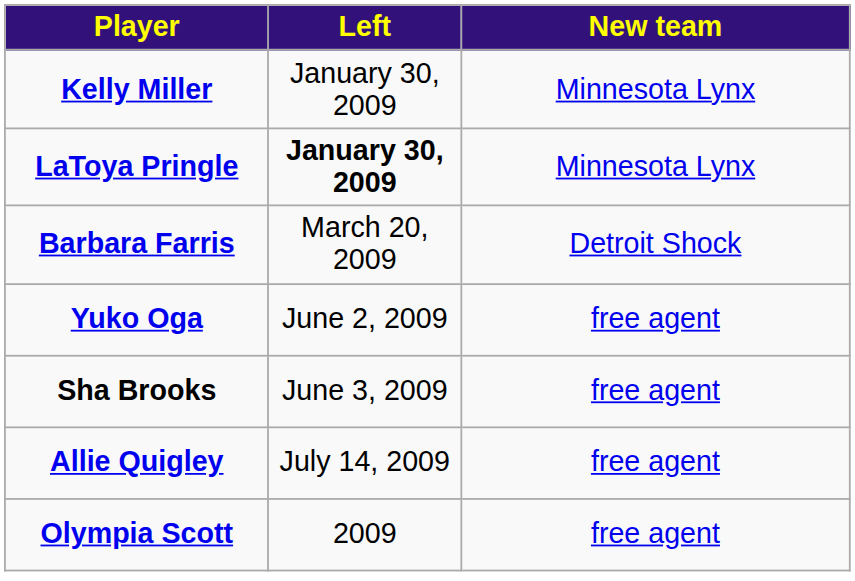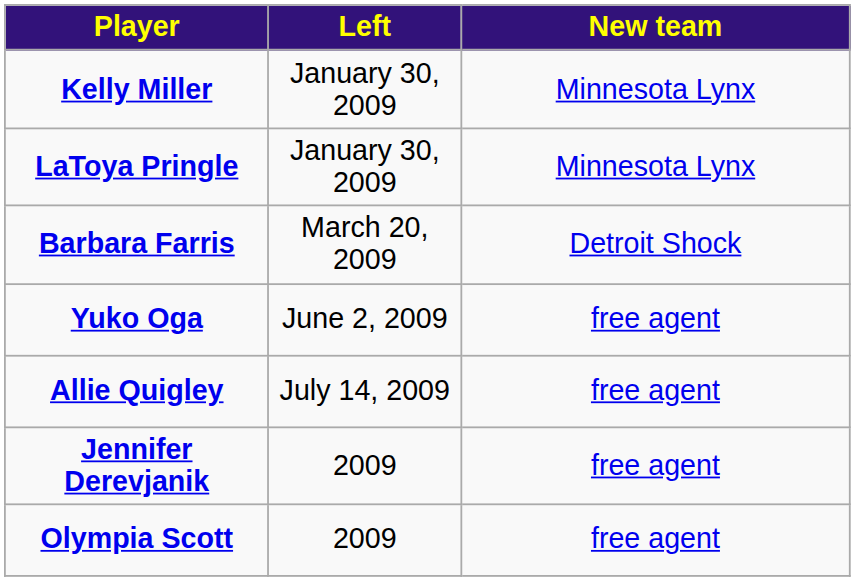(365, 166) bold -> (365, 166) normal
- row: (137, 390)
+ row: (137, 464)
